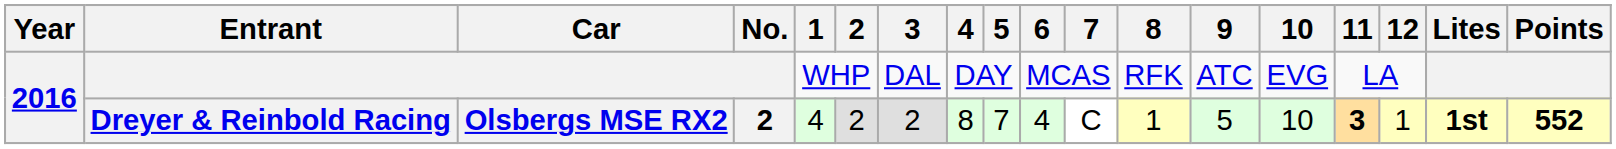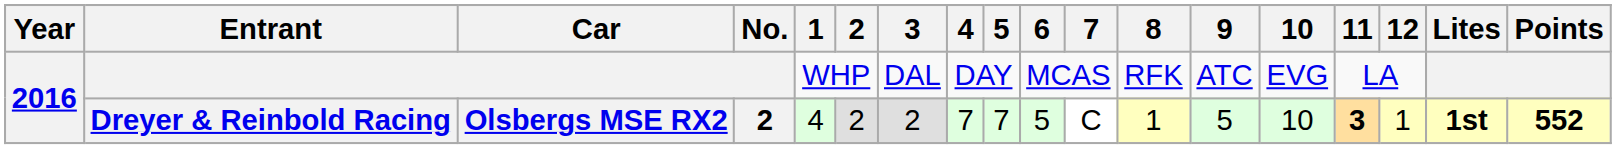(966, 121) 8 -> (966, 121) 7
(1042, 121) 4 -> (1042, 121) 5
